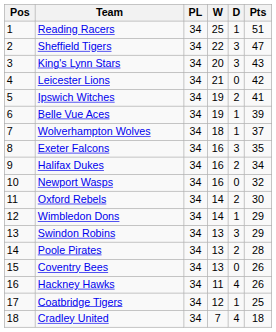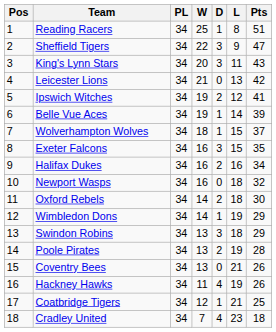+ column: (237, 13)
